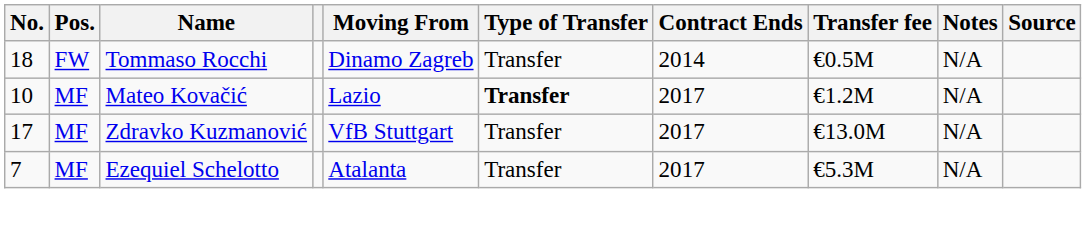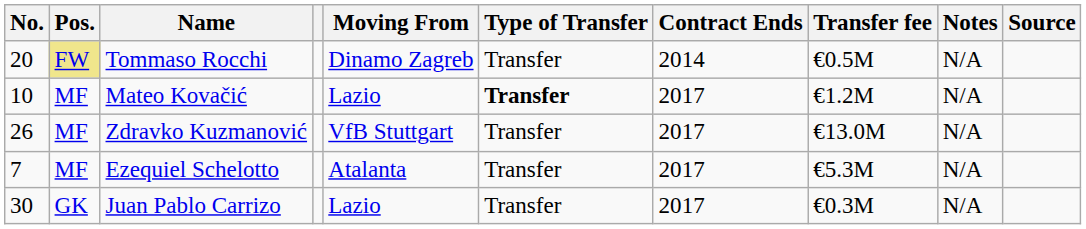(22, 59) 18 -> (22, 59) 20
(72, 59) no background -> (72, 59) khaki background
(22, 132) 17 -> (22, 132) 26
+ row: (193, 205)
